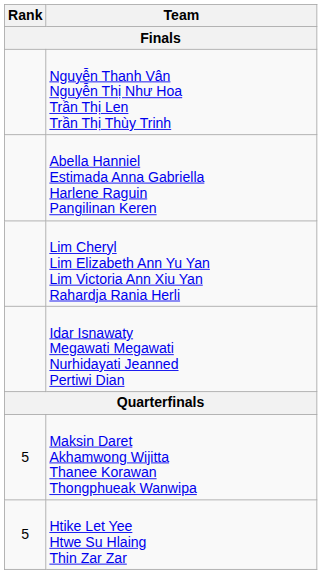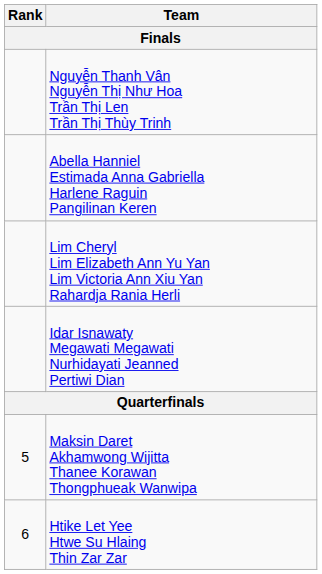(25, 534) 5 -> (25, 534) 6
